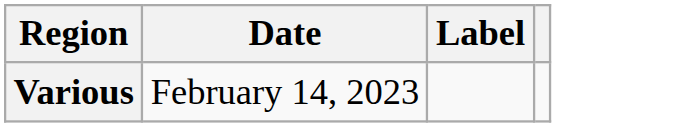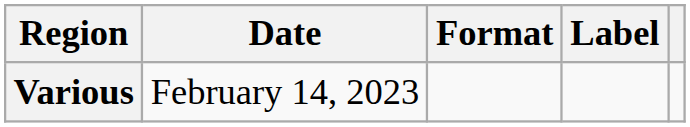+ column: (495, 33)
